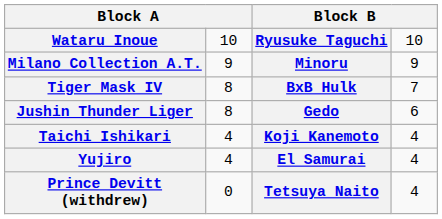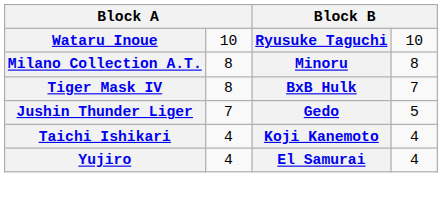(229, 64) 9 -> (229, 64) 8
(414, 64) 9 -> (414, 64) 8
(229, 112) 8 -> (229, 112) 7
(414, 112) 6 -> (414, 112) 5
- row: (105, 193)
